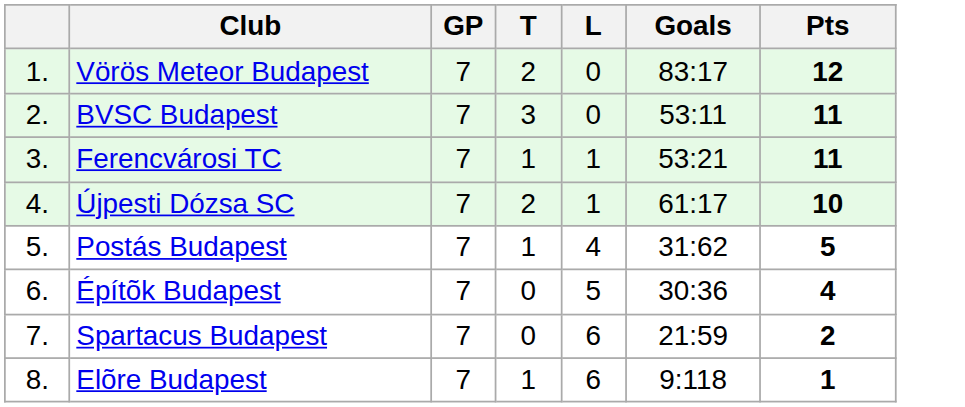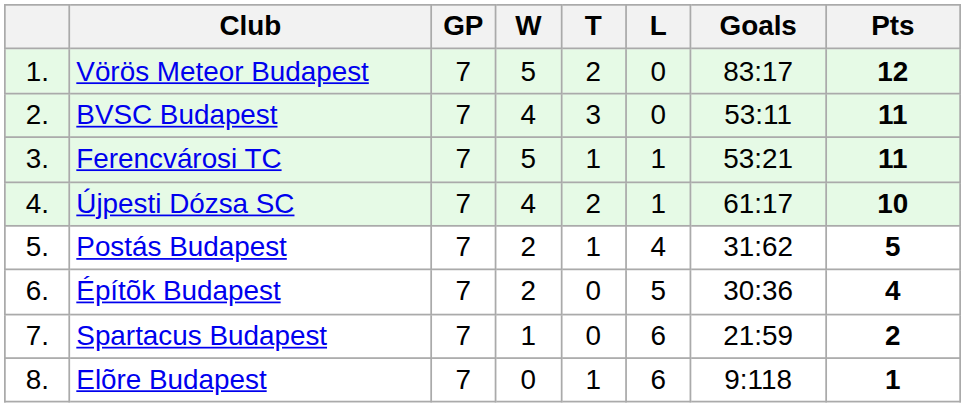+ column: (528, 26)
